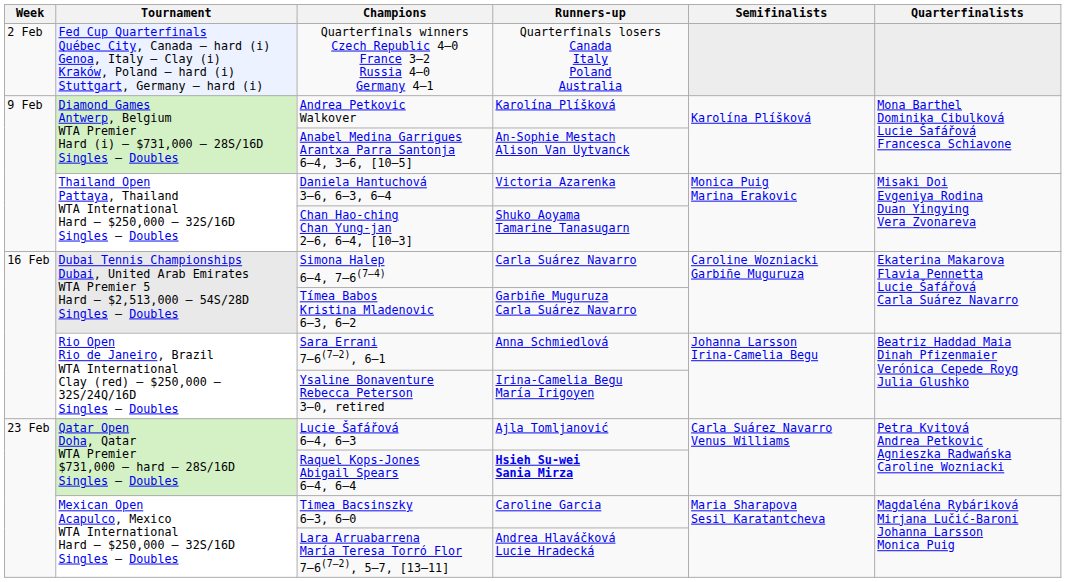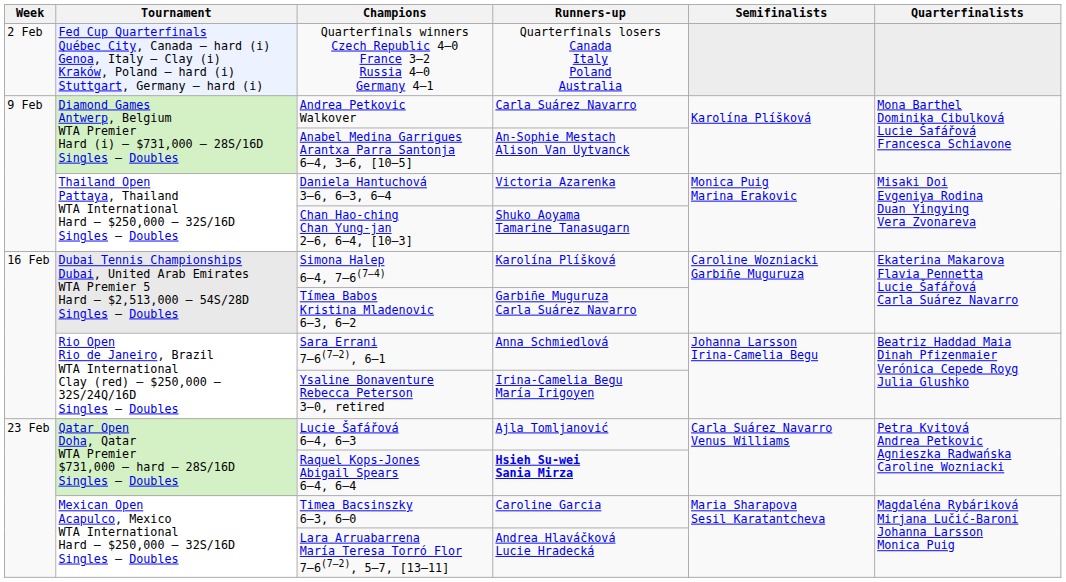(555, 105) Karolína Plíšková -> (566, 105) Carla Suárez Navarro
(566, 261) Carla Suárez Navarro -> (555, 261) Karolína Plíšková
